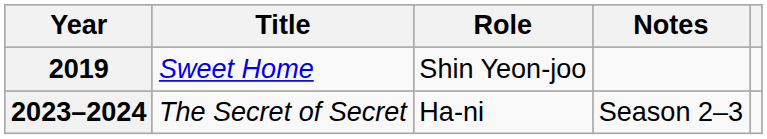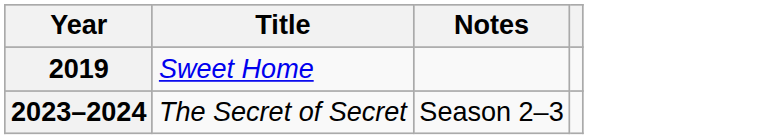- column: (503, 25)
